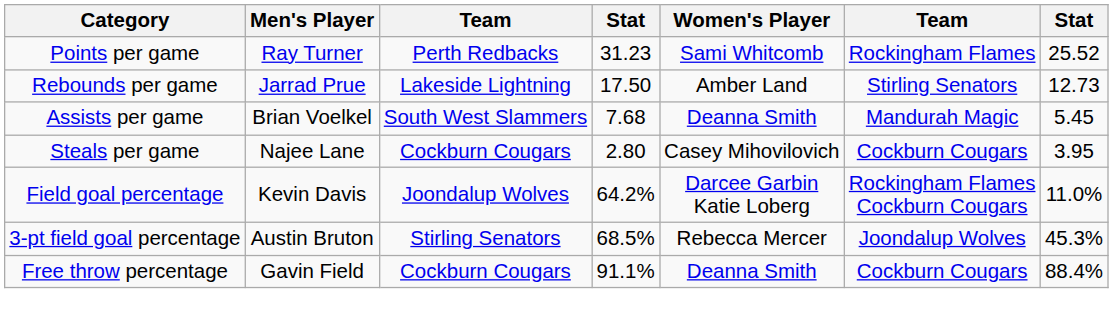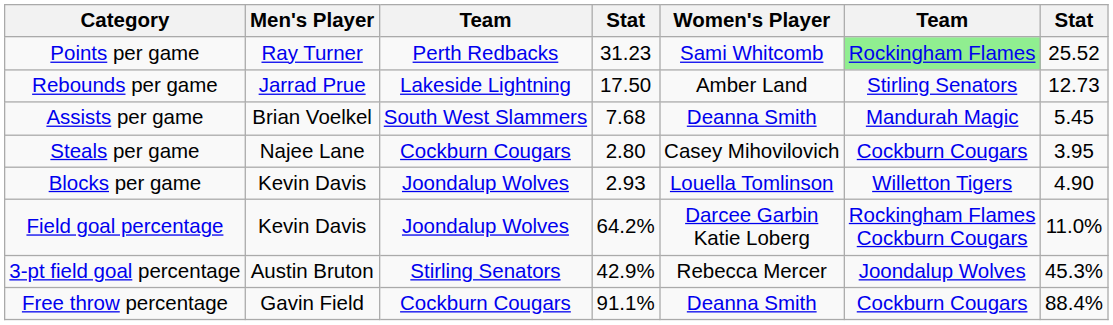(942, 53) no background -> (942, 53) lightgreen background
+ row: (125, 183)
(626, 238) 68.5% -> (626, 271) 42.9%
